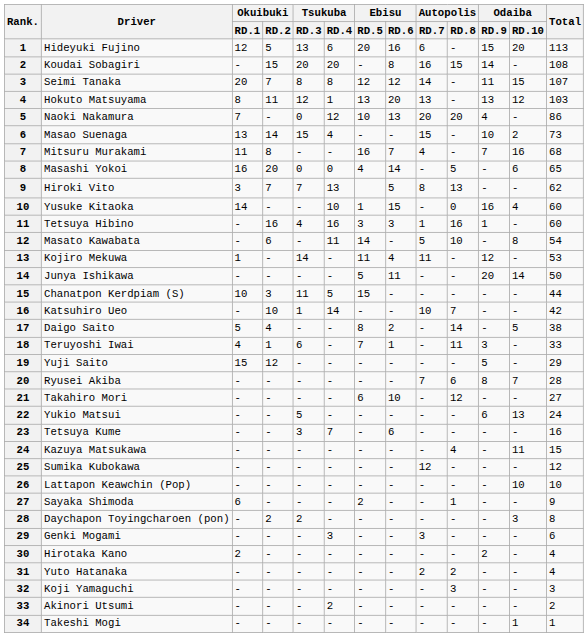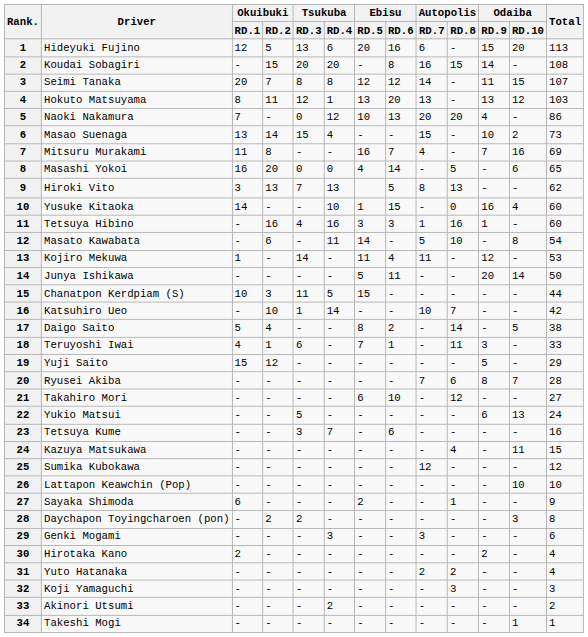(555, 152) 68 -> (555, 152) 69
(268, 188) 7 -> (272, 188) 13
